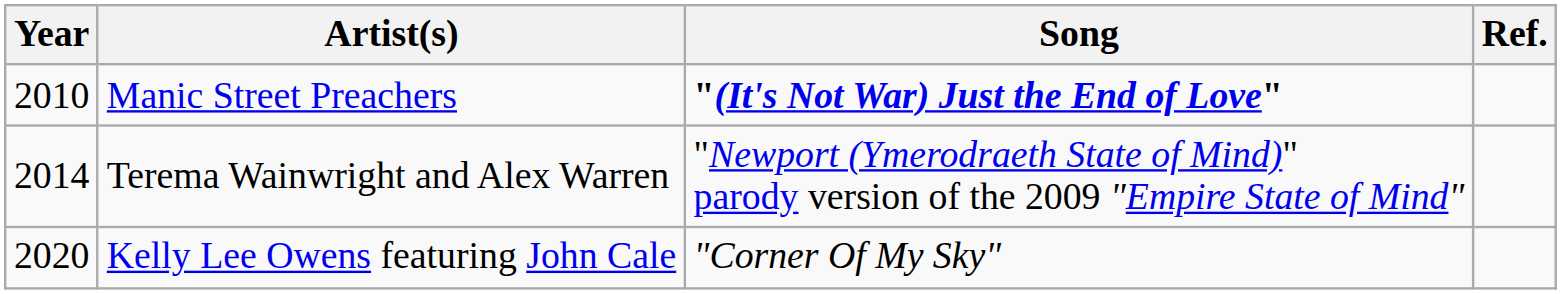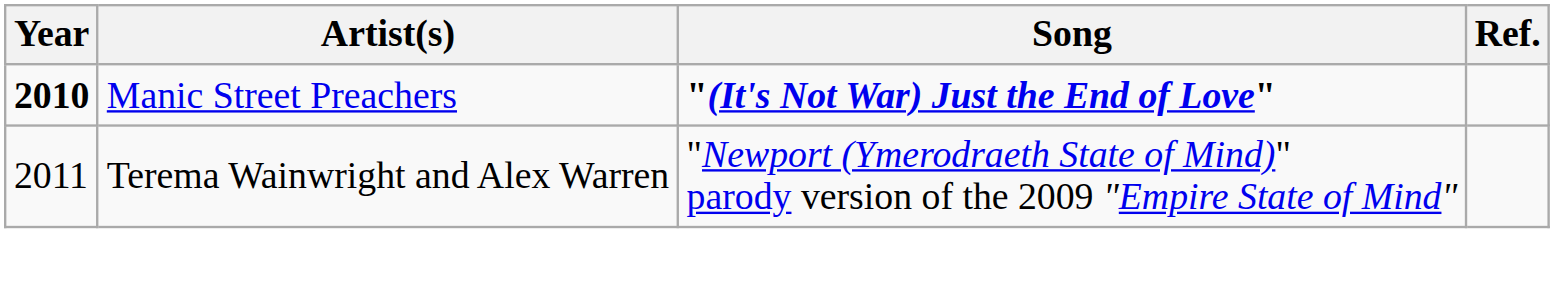(52, 94) normal -> (52, 94) bold
(52, 175) 2014 -> (51, 175) 2011
- row: (392, 256)
